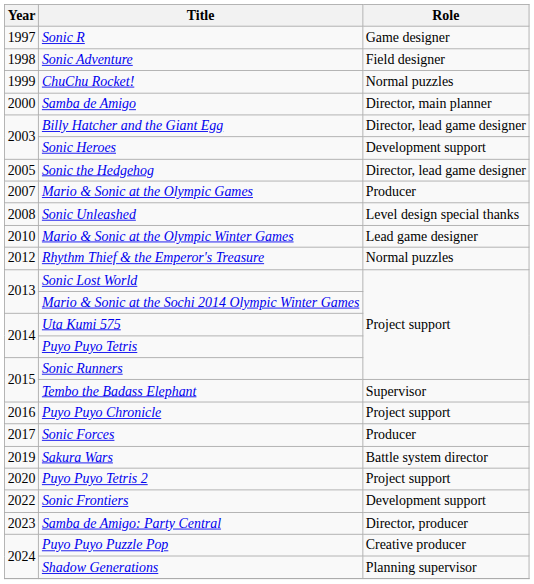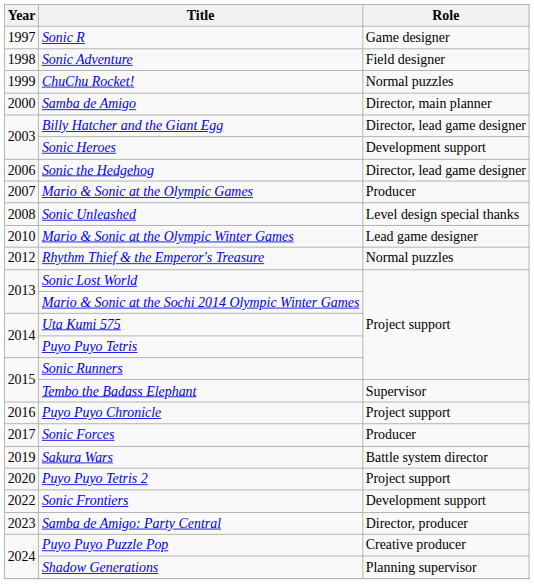(22, 170) 2005 -> (22, 170) 2006
